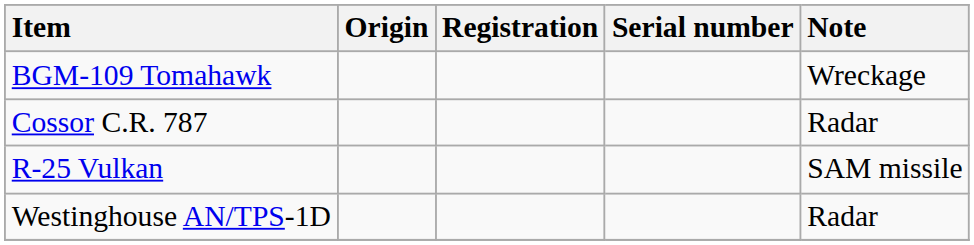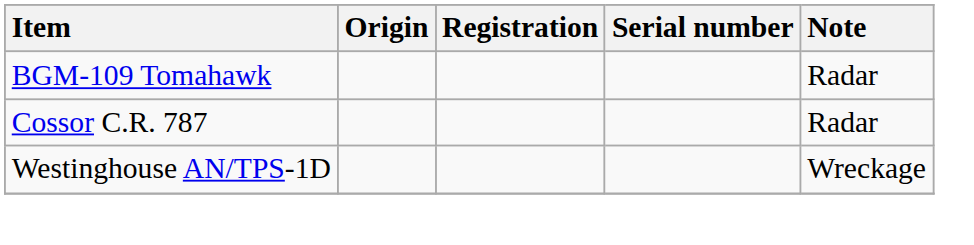(867, 74) Wreckage -> (843, 74) Radar
- row: (87, 168)
(843, 215) Radar -> (867, 168) Wreckage
